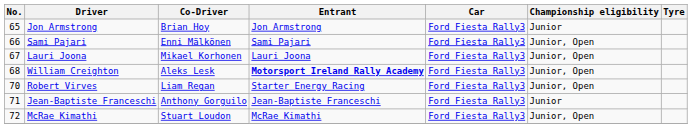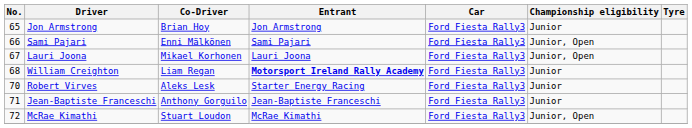(188, 72) Aleks Lesk -> (188, 72) Liam Regan
(562, 72) Junior, Open -> (546, 72) Junior
(188, 86) Liam Regan -> (188, 86) Aleks Lesk
(562, 86) Junior, Open -> (546, 86) Junior
